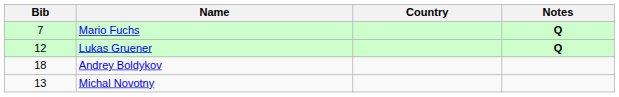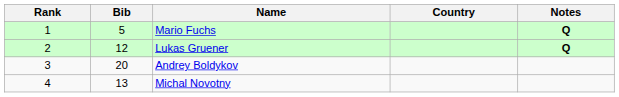+ column: (48, 13)
(40, 30) 7 -> (122, 30) 5
(40, 65) 18 -> (122, 65) 20
